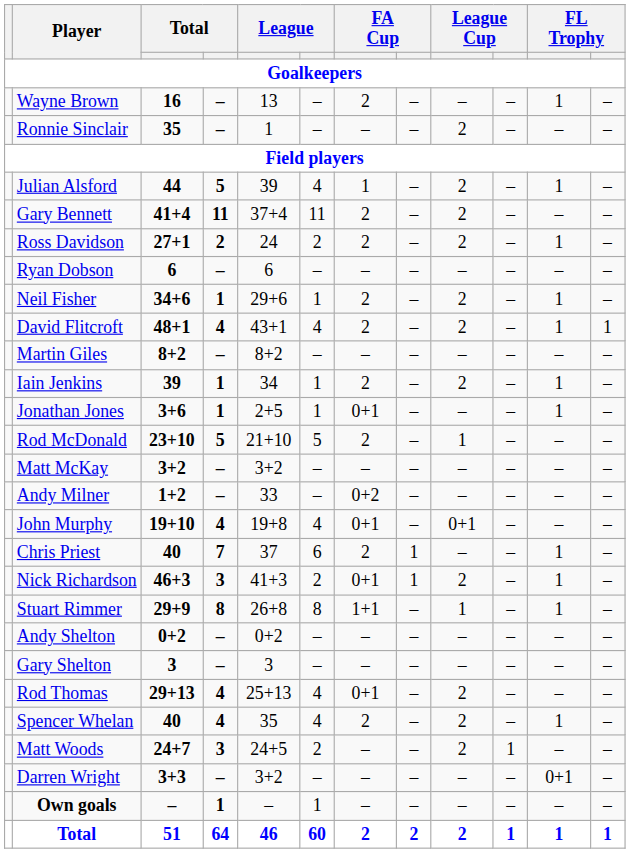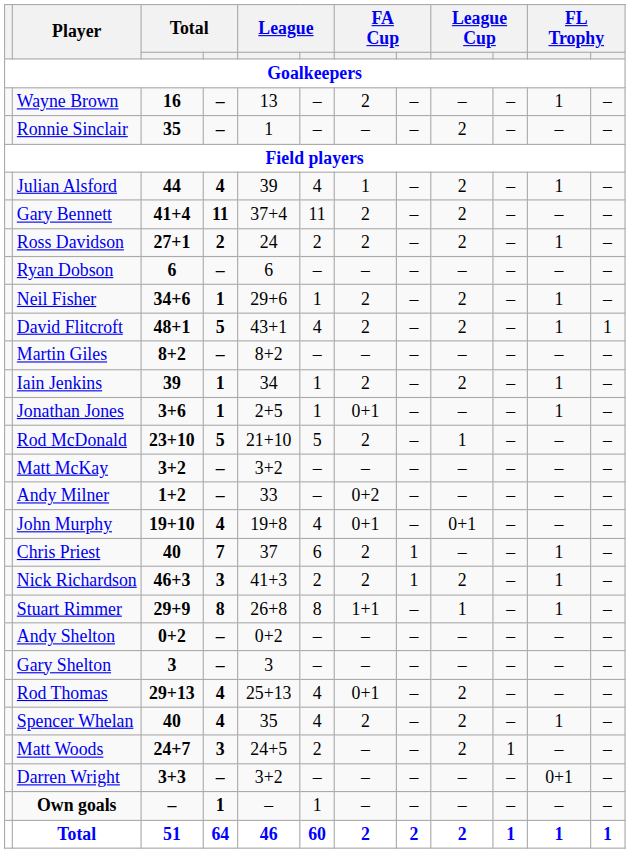(220, 186) 5 -> (220, 186) 4
(220, 326) 4 -> (220, 326) 5
(365, 580) 0+1 -> (365, 580) 2
